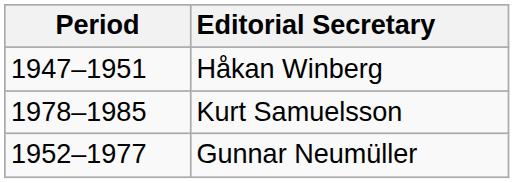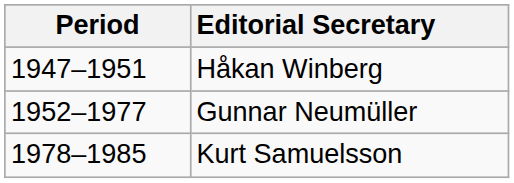rows swapped: (307, 154) <-> (299, 111)
